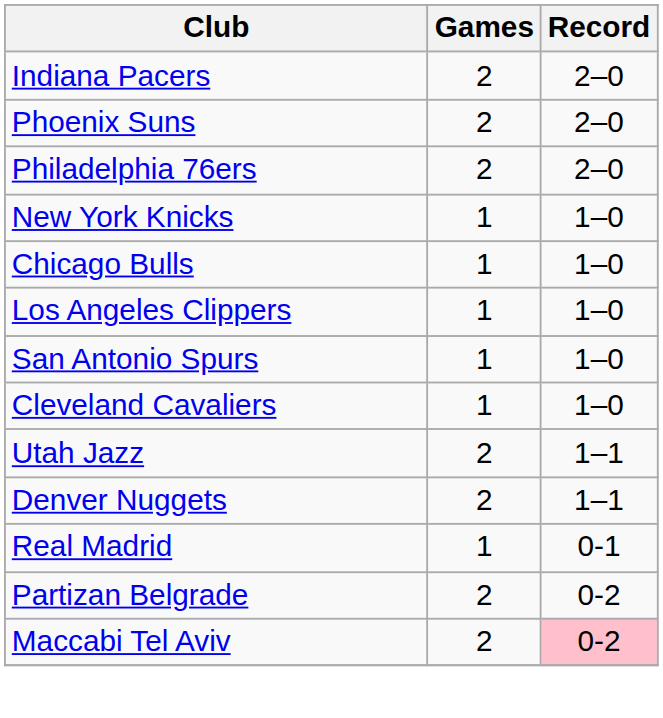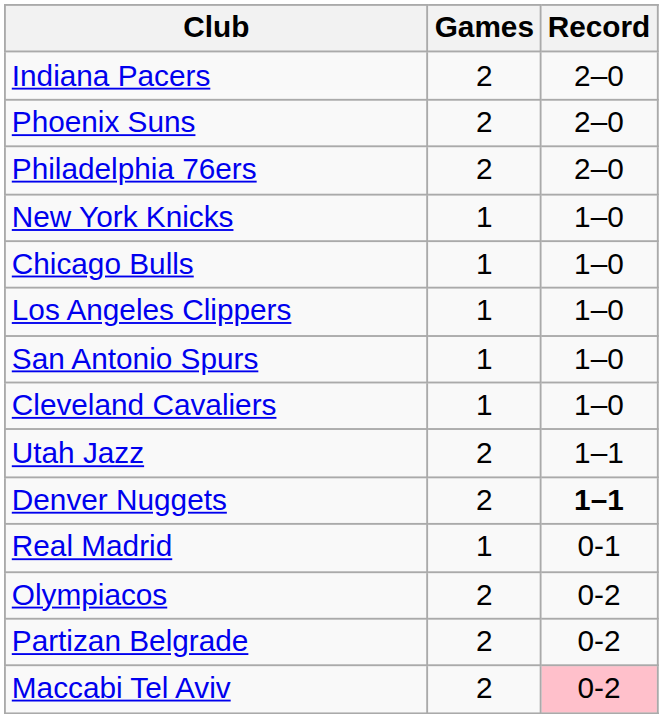(599, 500) normal -> (599, 500) bold
+ row: (90, 594)
